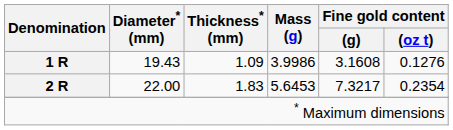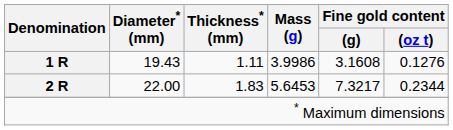(249, 63) 1.09 -> (250, 63) 1.11
(422, 86) 0.2354 -> (422, 86) 0.2344
